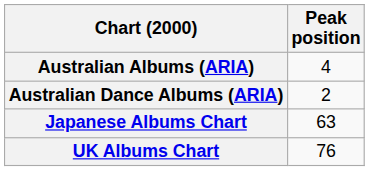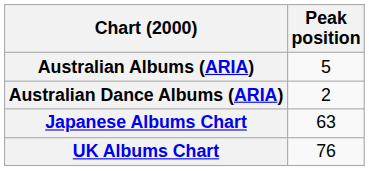(326, 66) 4 -> (326, 66) 5
